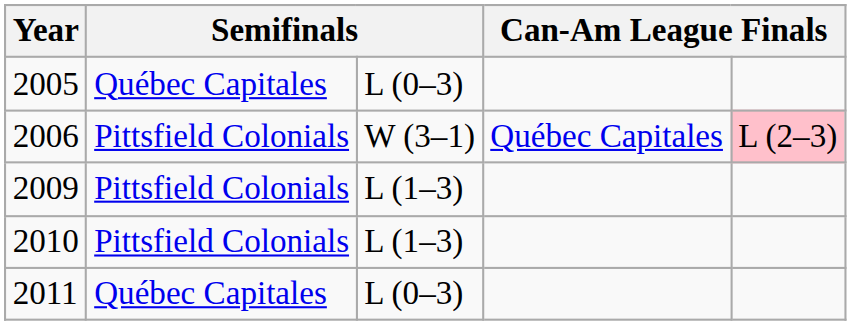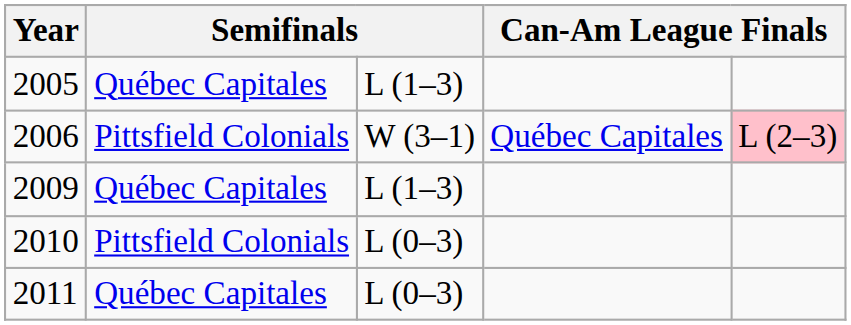(414, 83) L (0–3) -> (414, 83) L (1–3)
(222, 188) Pittsfield Colonials -> (211, 188) Québec Capitales
(414, 240) L (1–3) -> (414, 240) L (0–3)
